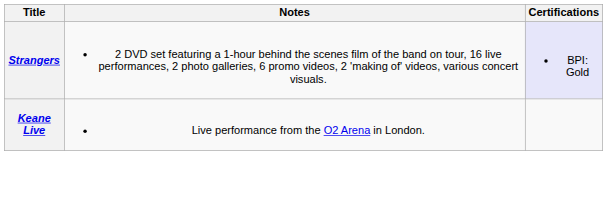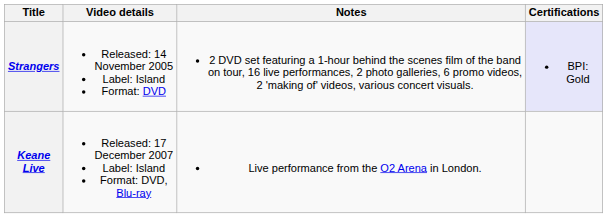+ column: (120, 13)
